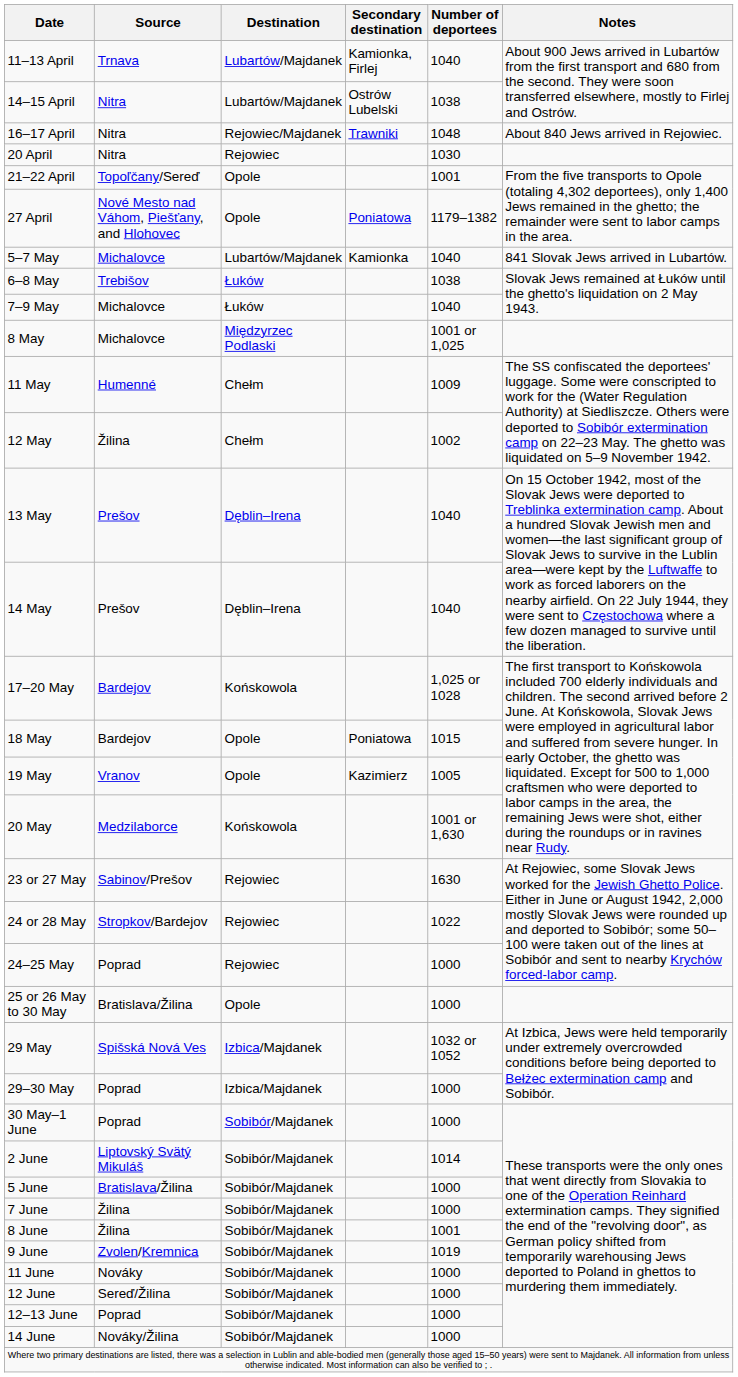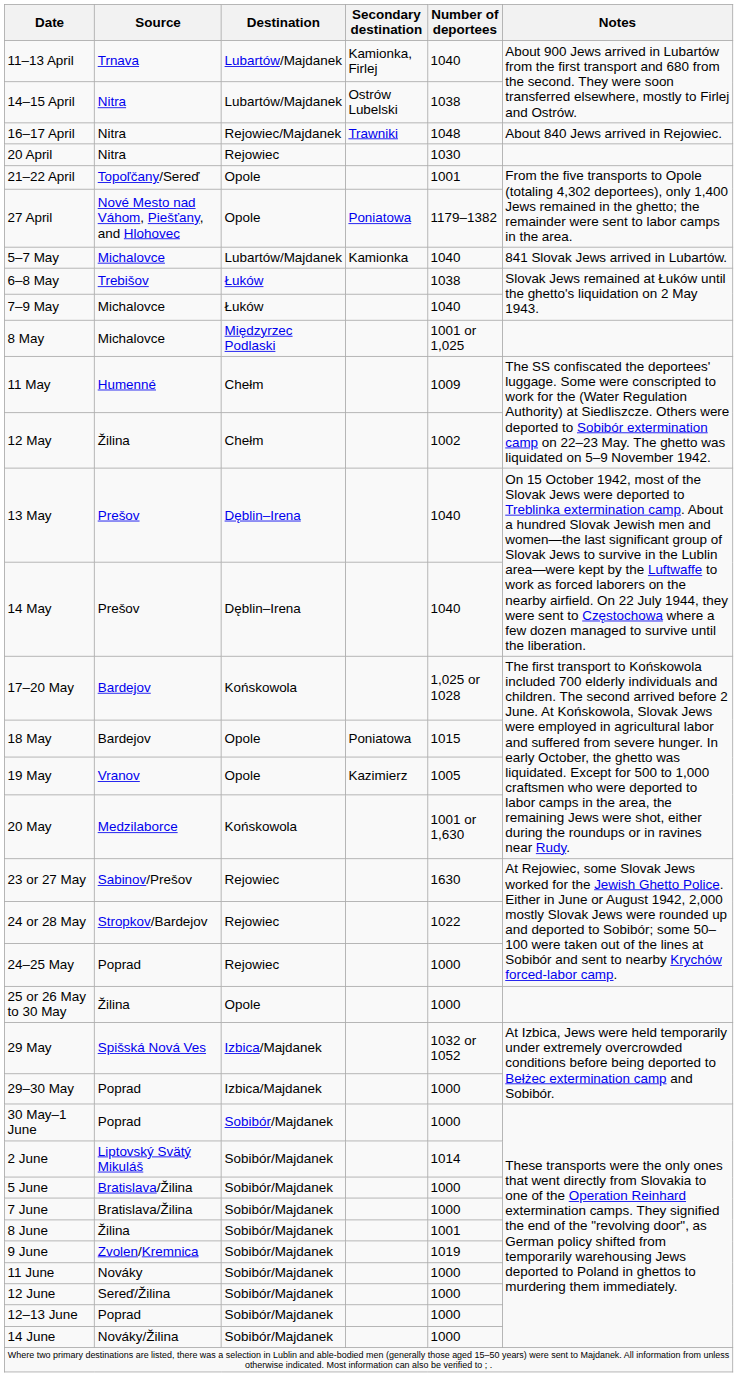(145, 1004) Bratislava/Žilina -> (114, 1004) Žilina
(114, 1209) Žilina -> (145, 1209) Bratislava/Žilina
